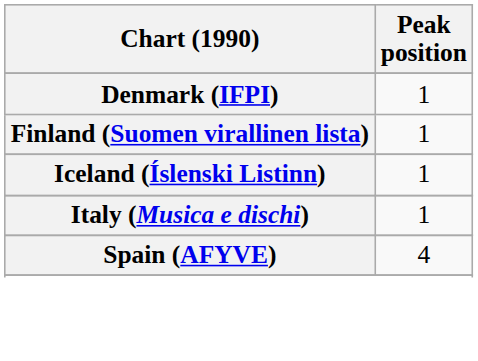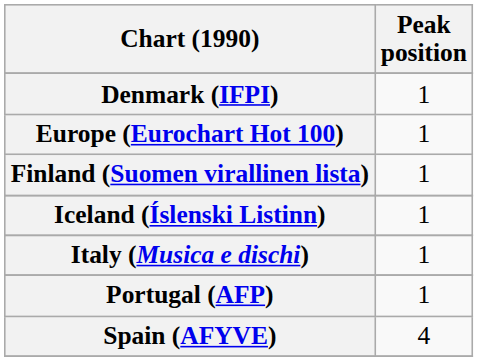+ row: (190, 133)
+ row: (190, 295)
